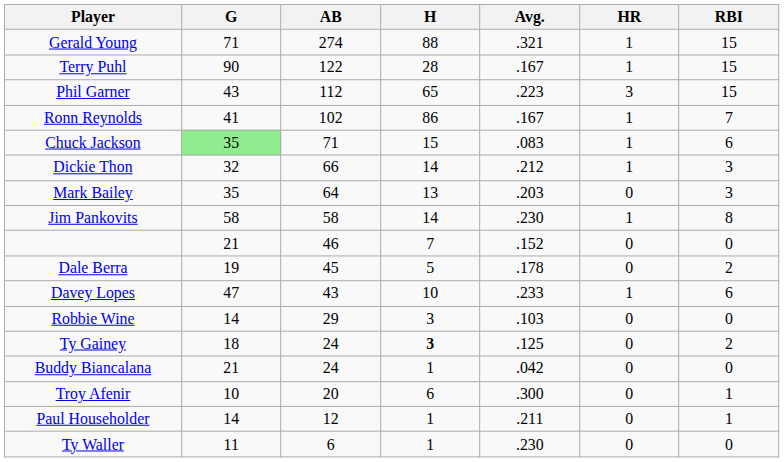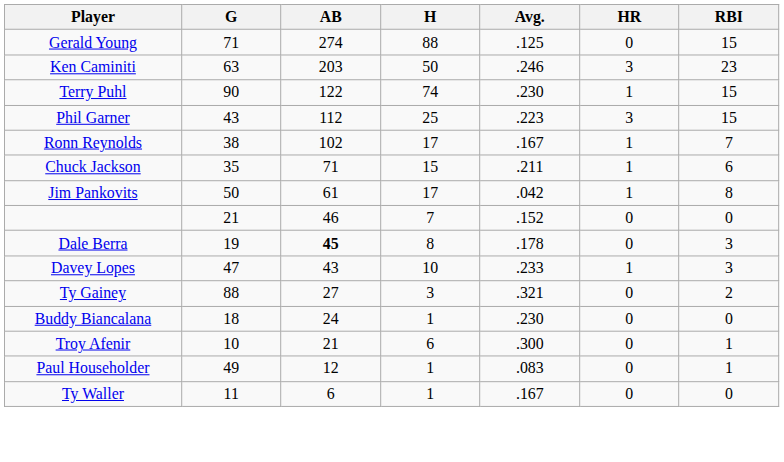(530, 42) .321 -> (530, 42) .125
(629, 42) 1 -> (629, 42) 0
+ row: (93, 67)
(430, 67) 28 -> (430, 92) 74
(530, 67) .167 -> (530, 92) .230
(430, 92) 65 -> (430, 117) 25
(231, 117) 41 -> (231, 142) 38
(430, 117) 86 -> (430, 142) 17
(231, 142) lightgreen background -> (231, 167) no background
(530, 142) .083 -> (530, 167) .211
- row: (93, 167)
- row: (93, 192)
(231, 218) 58 -> (231, 192) 50
(331, 218) 58 -> (331, 192) 61
(430, 218) 14 -> (430, 192) 17
(530, 218) .230 -> (530, 192) .042
(331, 268) normal -> (331, 243) bold
(430, 268) 5 -> (430, 243) 8
(729, 268) 2 -> (729, 243) 3
(729, 293) 6 -> (729, 268) 3
- row: (93, 318)
(231, 343) 18 -> (231, 293) 88
(331, 343) 24 -> (331, 293) 27
(430, 343) bold -> (430, 293) normal
(530, 343) .125 -> (530, 293) .321
(231, 368) 21 -> (231, 318) 18
(530, 368) .042 -> (530, 318) .230
(331, 393) 20 -> (331, 343) 21
(231, 419) 14 -> (231, 368) 49
(530, 419) .211 -> (530, 368) .083
(530, 444) .230 -> (530, 393) .167
